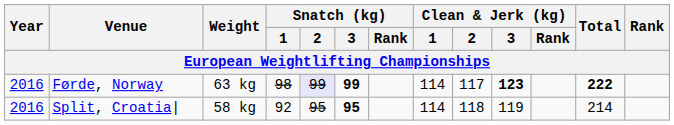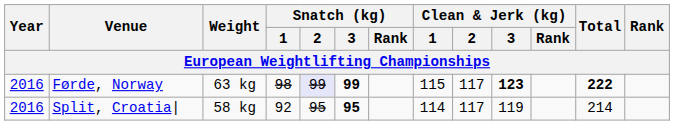(433, 85) 114 -> (433, 85) 115
(472, 108) 118 -> (472, 108) 117
